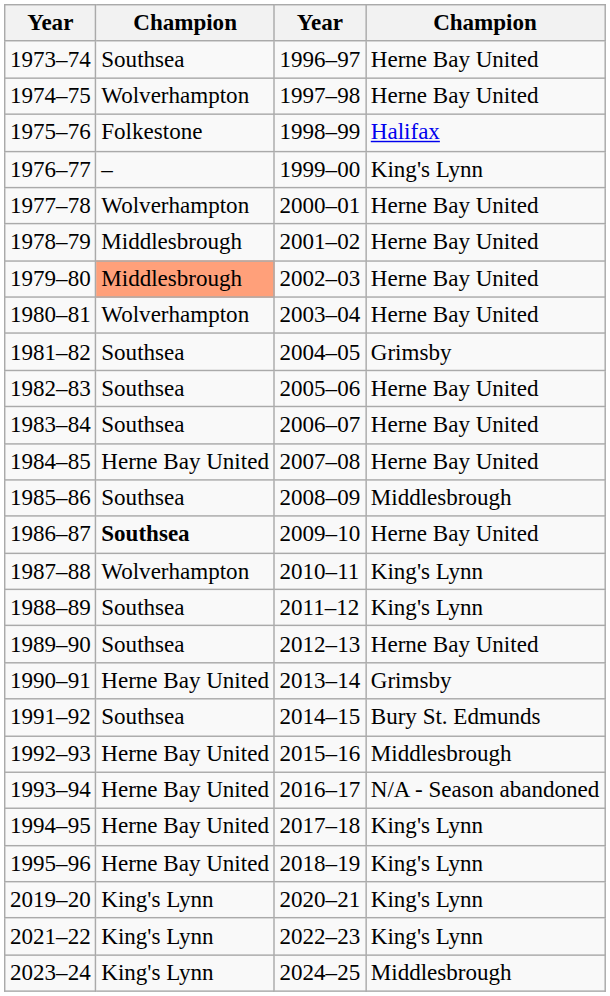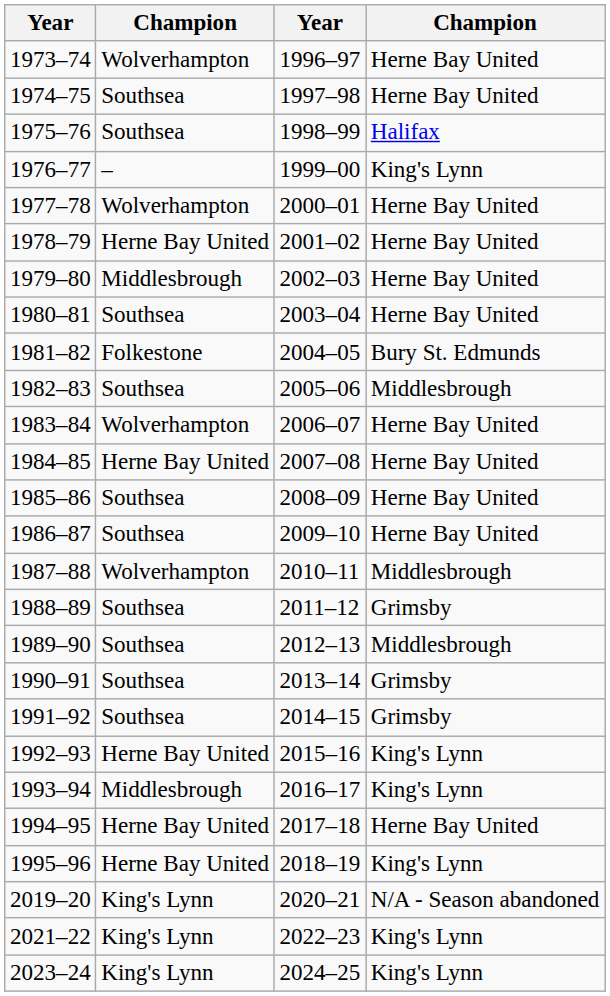(143, 59) Southsea -> (175, 59) Wolverhampton
(175, 95) Wolverhampton -> (143, 95) Southsea
(152, 132) Folkestone -> (143, 132) Southsea
(172, 242) Middlesbrough -> (185, 242) Herne Bay United
(172, 278) lightsalmon background -> (172, 278) no background
(175, 315) Wolverhampton -> (143, 315) Southsea
(143, 351) Southsea -> (152, 351) Folkestone
(411, 351) Grimsby -> (456, 351) Bury St. Edmunds
(455, 388) Herne Bay United -> (441, 388) Middlesbrough
(143, 424) Southsea -> (175, 424) Wolverhampton
(441, 497) Middlesbrough -> (455, 497) Herne Bay United
(145, 534) bold -> (143, 534) normal
(427, 570) King's Lynn -> (441, 570) Middlesbrough
(427, 607) King's Lynn -> (411, 607) Grimsby
(455, 643) Herne Bay United -> (441, 643) Middlesbrough
(185, 680) Herne Bay United -> (143, 680) Southsea
(456, 717) Bury St. Edmunds -> (411, 717) Grimsby
(441, 753) Middlesbrough -> (427, 753) King's Lynn
(185, 790) Herne Bay United -> (172, 790) Middlesbrough
(485, 790) N/A - Season abandoned -> (427, 790) King's Lynn
(427, 826) King's Lynn -> (455, 826) Herne Bay United
(427, 899) King's Lynn -> (485, 899) N/A - Season abandoned
(441, 972) Middlesbrough -> (427, 972) King's Lynn
